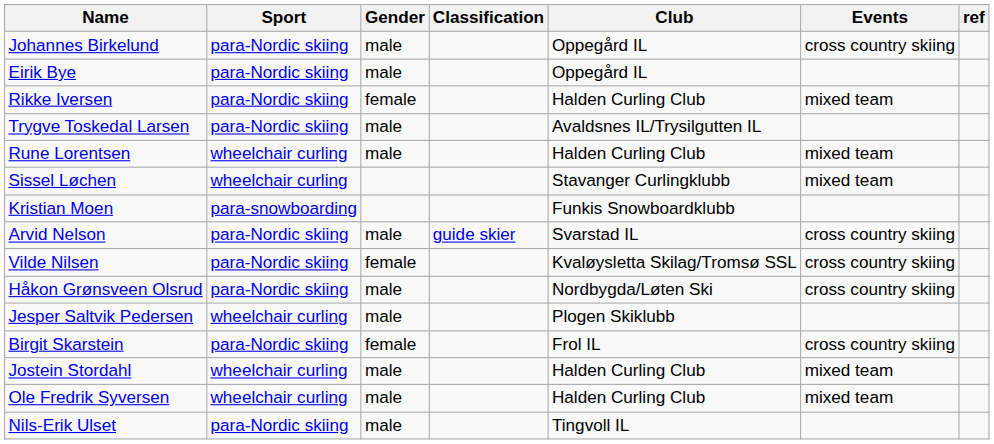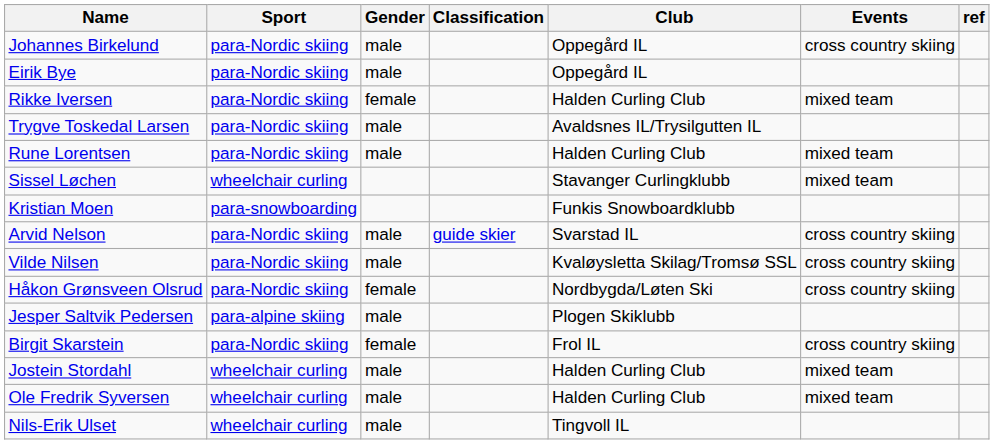(279, 153) wheelchair curling -> (279, 153) para-Nordic skiing
(391, 262) female -> (383, 262) male
(383, 289) male -> (391, 289) female
(279, 316) wheelchair curling -> (278, 316) para-alpine skiing
(279, 425) para-Nordic skiing -> (279, 425) wheelchair curling
